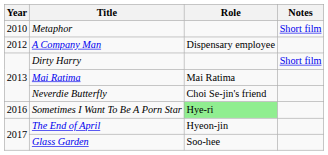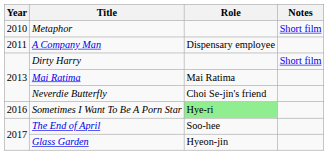(17, 45) 2012 -> (17, 45) 2011
(207, 126) Hyeon-jin -> (203, 126) Soo-hee
(203, 142) Soo-hee -> (207, 142) Hyeon-jin
